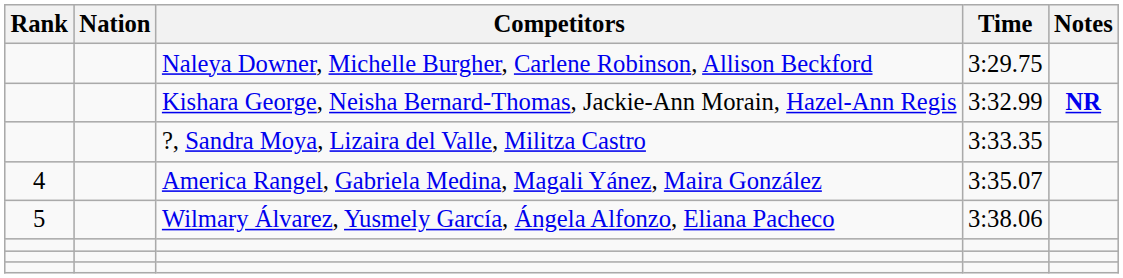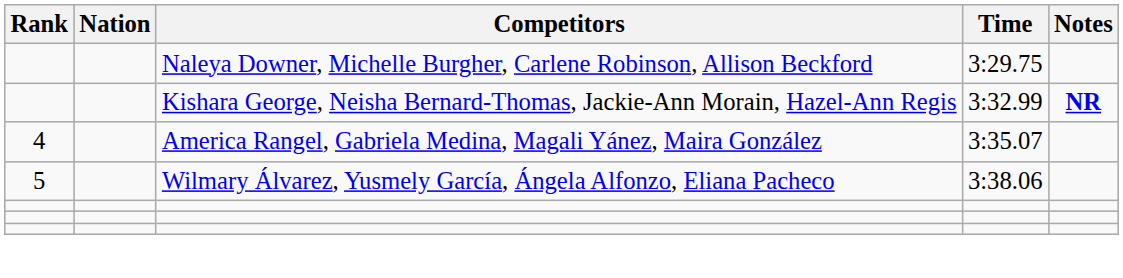- row: (404, 141)
